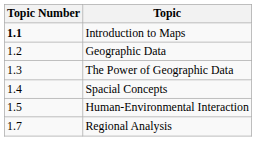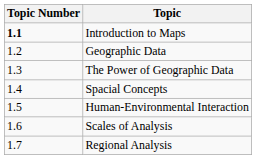+ row: (129, 126)
